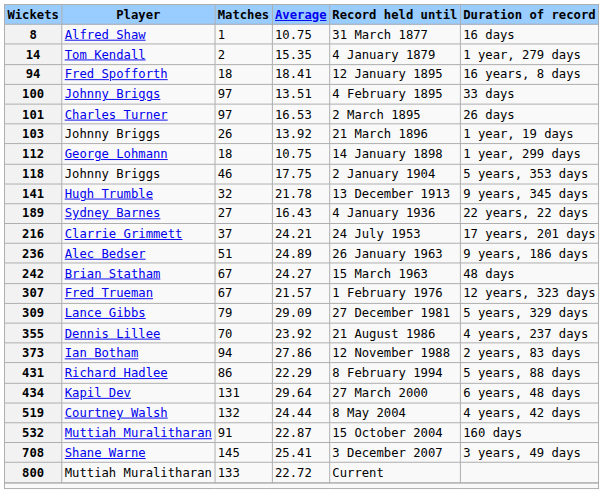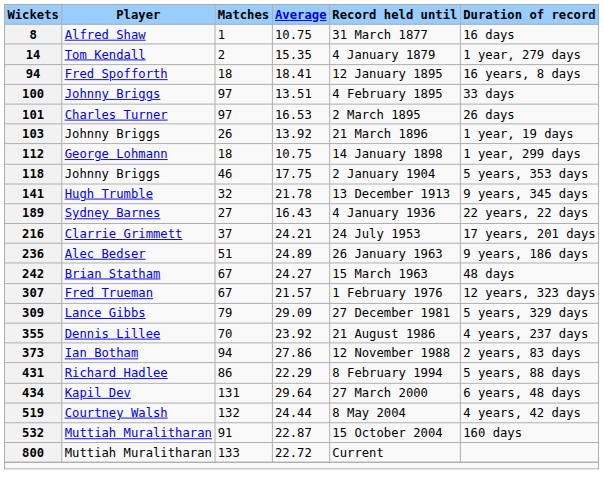- row: (33, 453)
